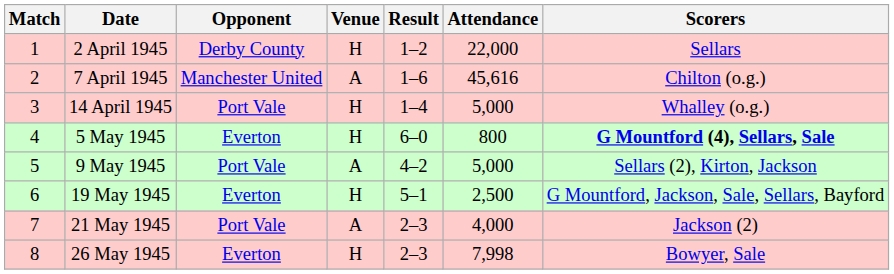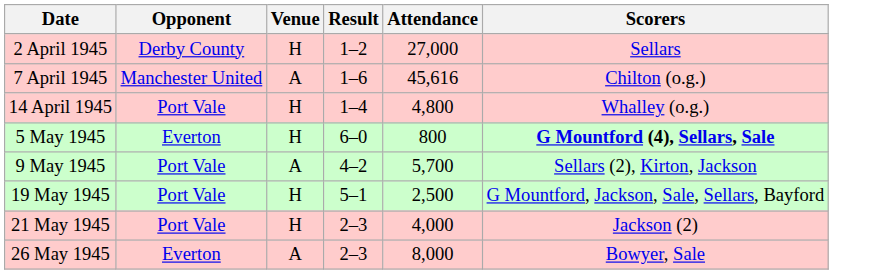- column: (35, 19)
(493, 48) 22,000 -> (433, 48) 27,000
(493, 107) 5,000 -> (433, 107) 4,800
(493, 166) 5,000 -> (433, 166) 5,700
(251, 195) Everton -> (191, 195) Port Vale
(355, 225) A -> (295, 225) H
(355, 254) H -> (295, 254) A
(493, 254) 7,998 -> (433, 254) 8,000
